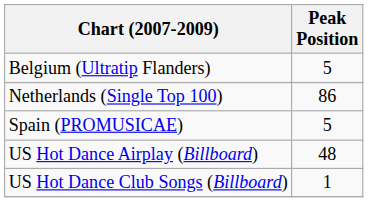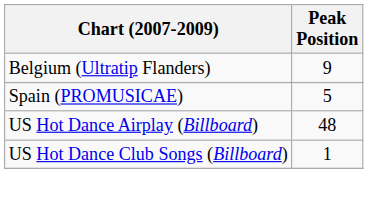(327, 67) 5 -> (327, 67) 9
- row: (116, 96)
